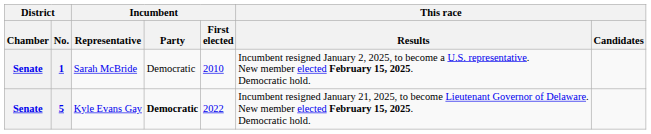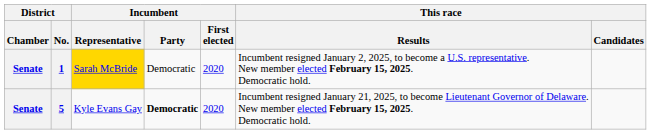(105, 69) no background -> (105, 69) gold background
(213, 69) 2010 -> (213, 69) 2020
(213, 109) 2022 -> (213, 109) 2020
